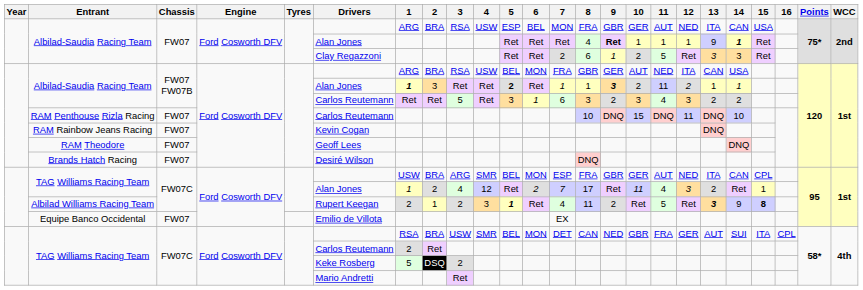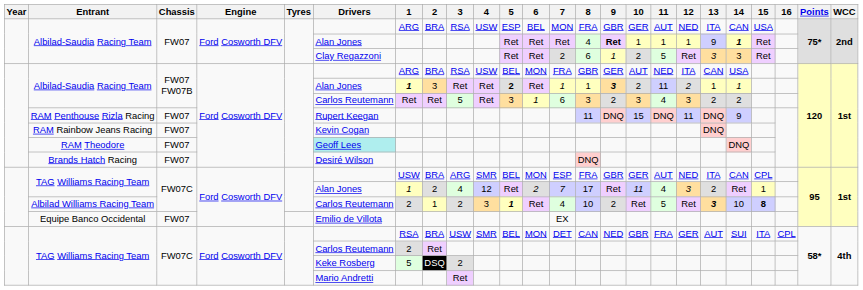(354, 115) Carlos Reutemann -> (347, 115) Rupert Keegan
(588, 115) 10 -> (588, 115) 11
(739, 115) 10 -> (739, 115) 9
(338, 144) no background -> (338, 144) paleturquoise background
(347, 204) Rupert Keegan -> (354, 204) Carlos Reutemann
(588, 204) 11 -> (588, 204) 10
(739, 204) 9 -> (739, 204) 10
